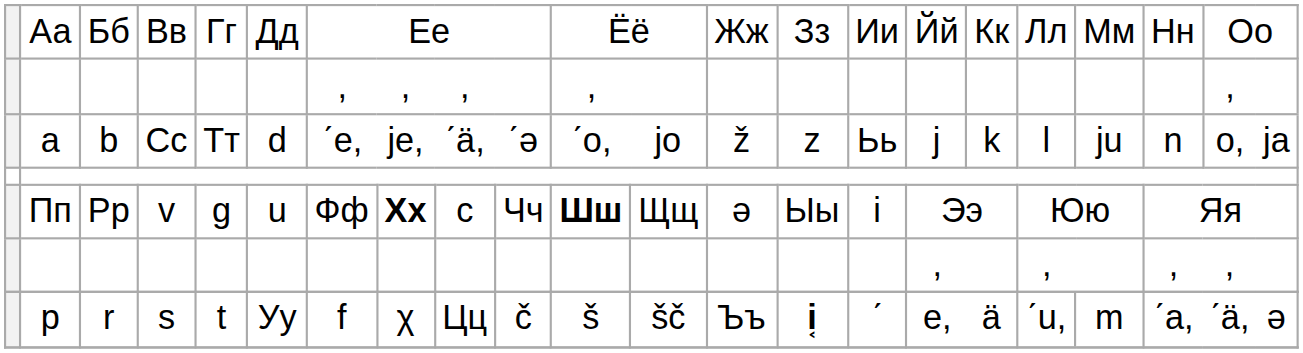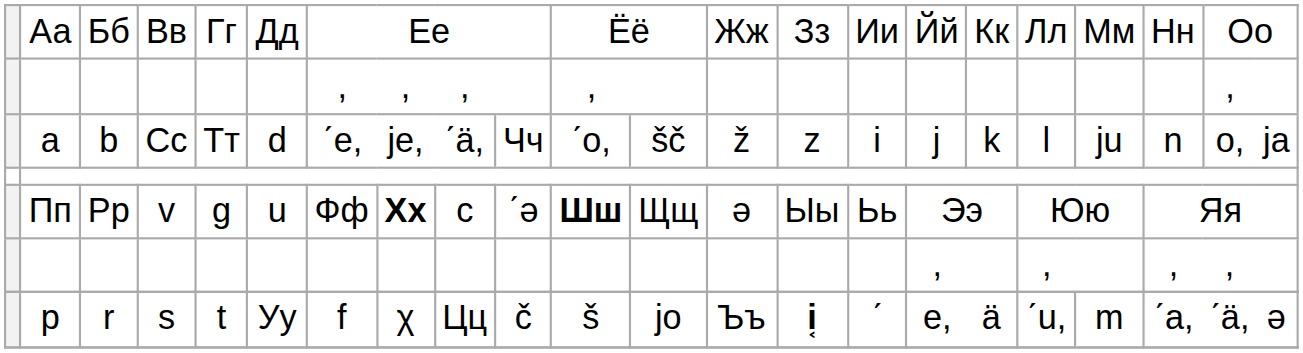(523, 140) ˊə -> (523, 140) Чч
(668, 140) jo -> (668, 140) šč
(877, 140) Ьь -> (877, 140) i
(523, 210) Чч -> (523, 210) ˊə
(877, 210) i -> (877, 210) Ьь
(668, 318) šč -> (668, 318) jo
